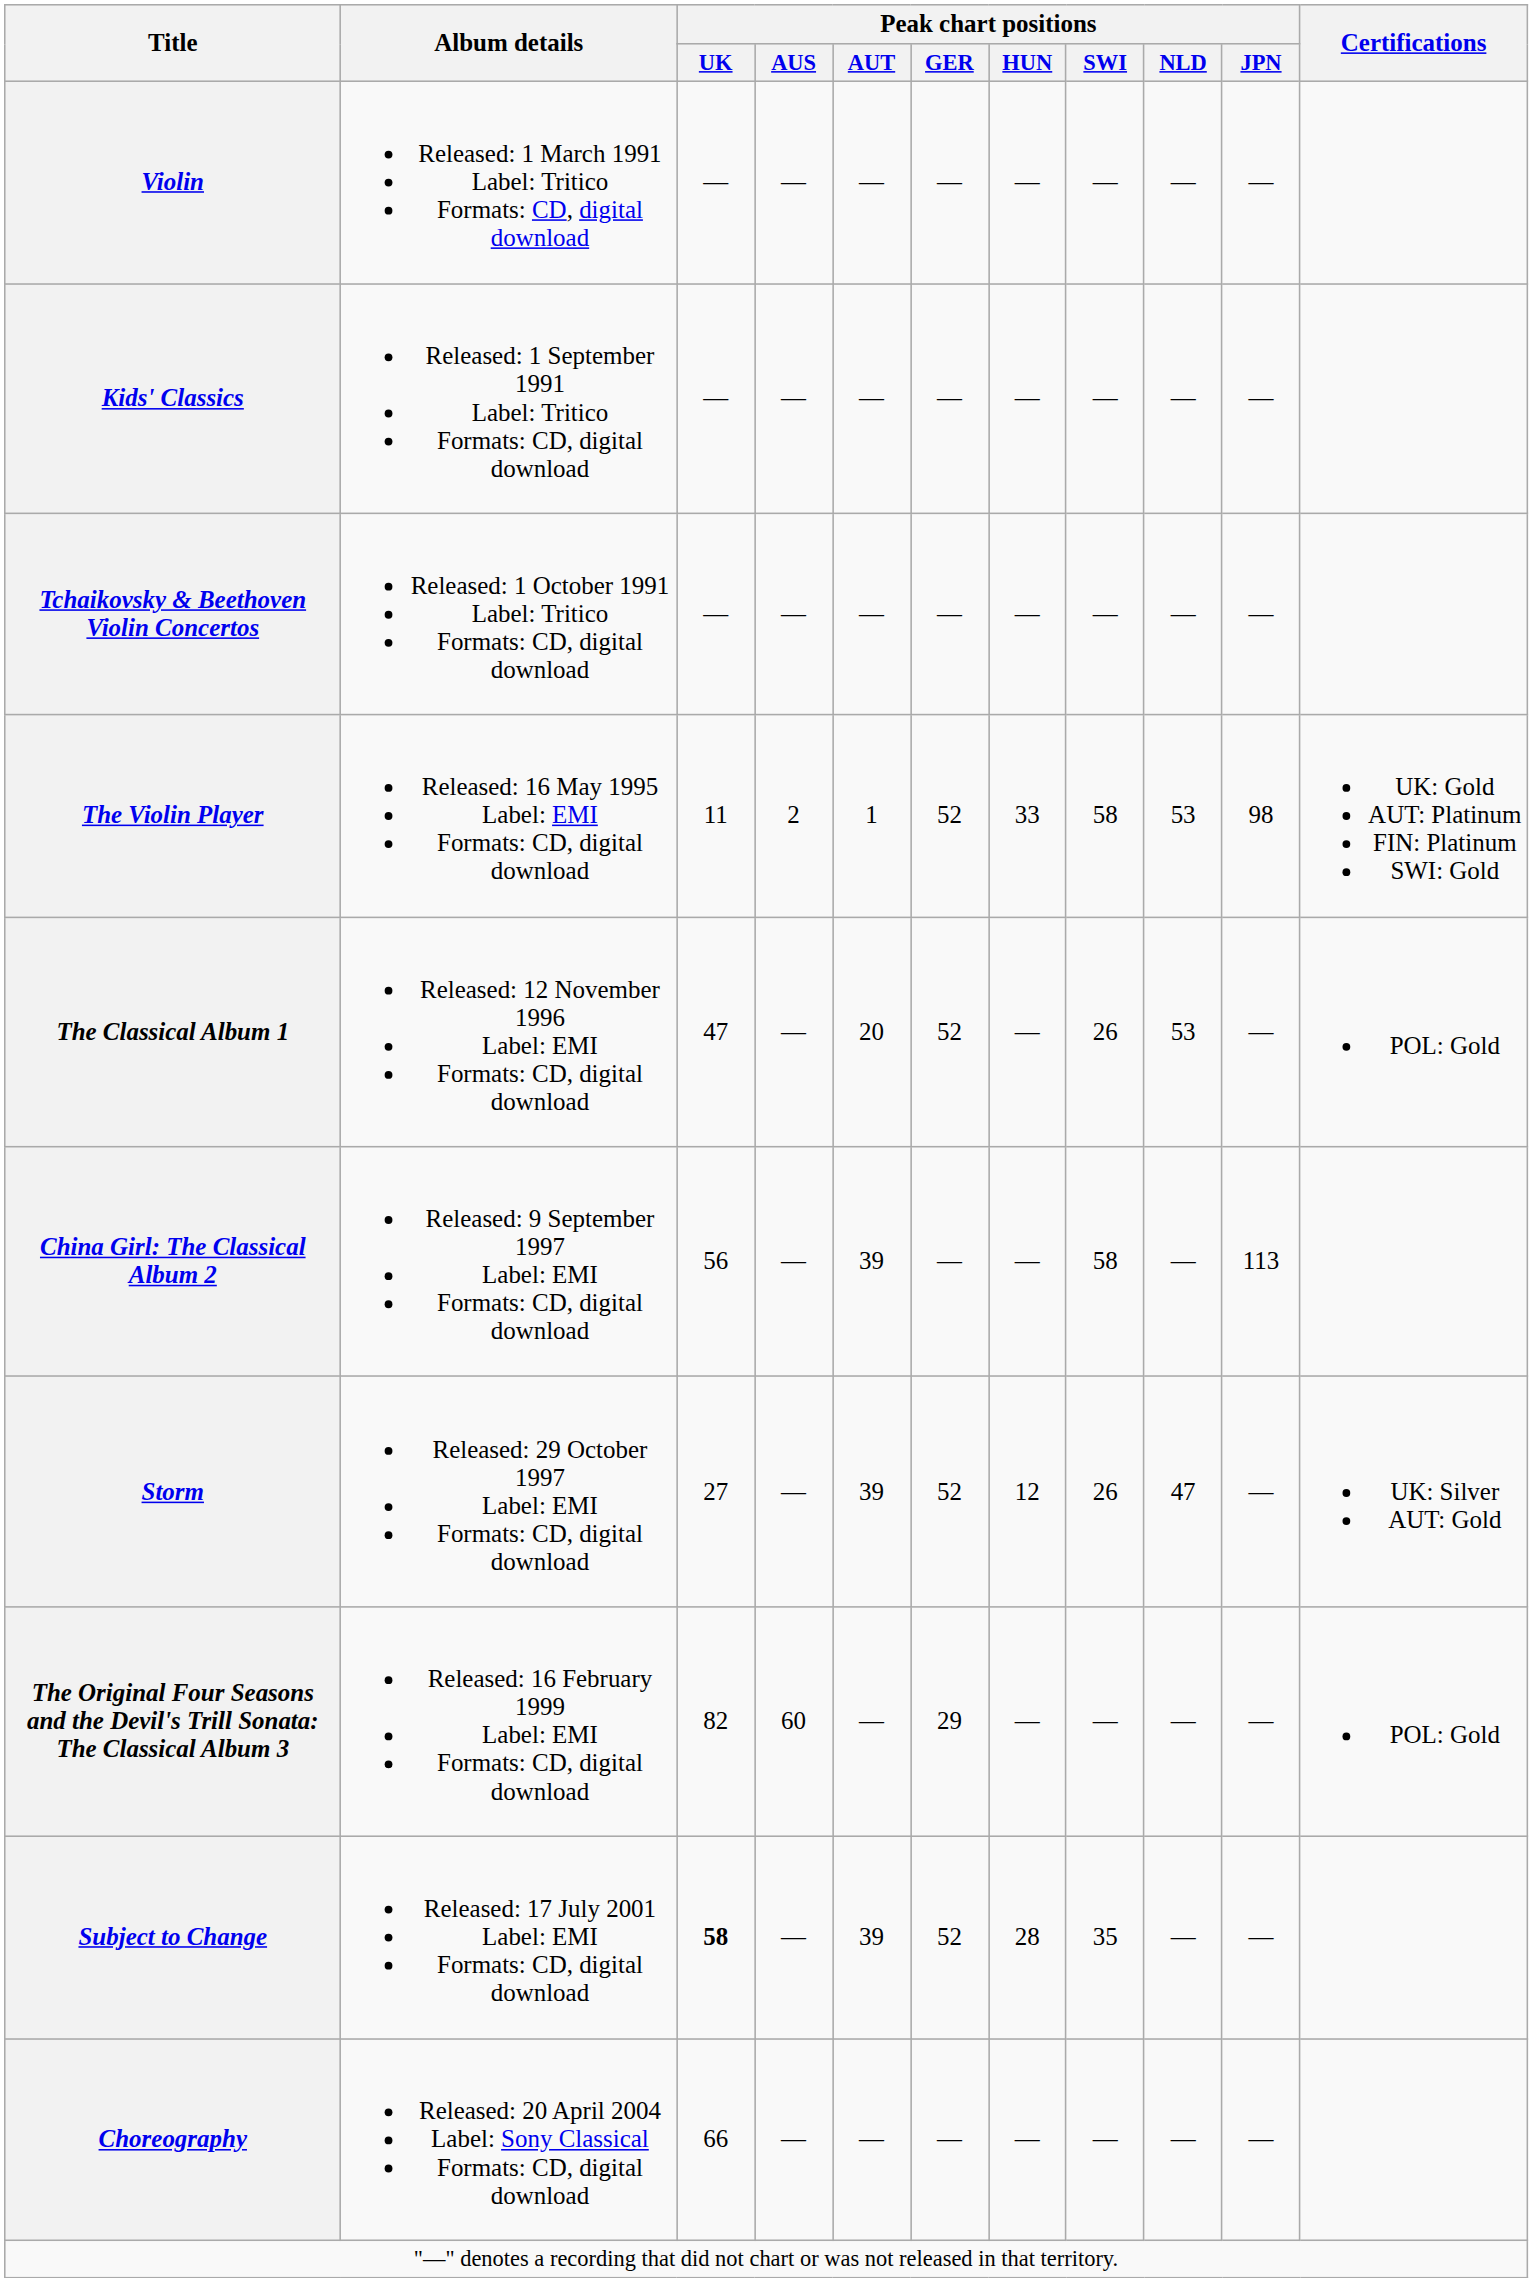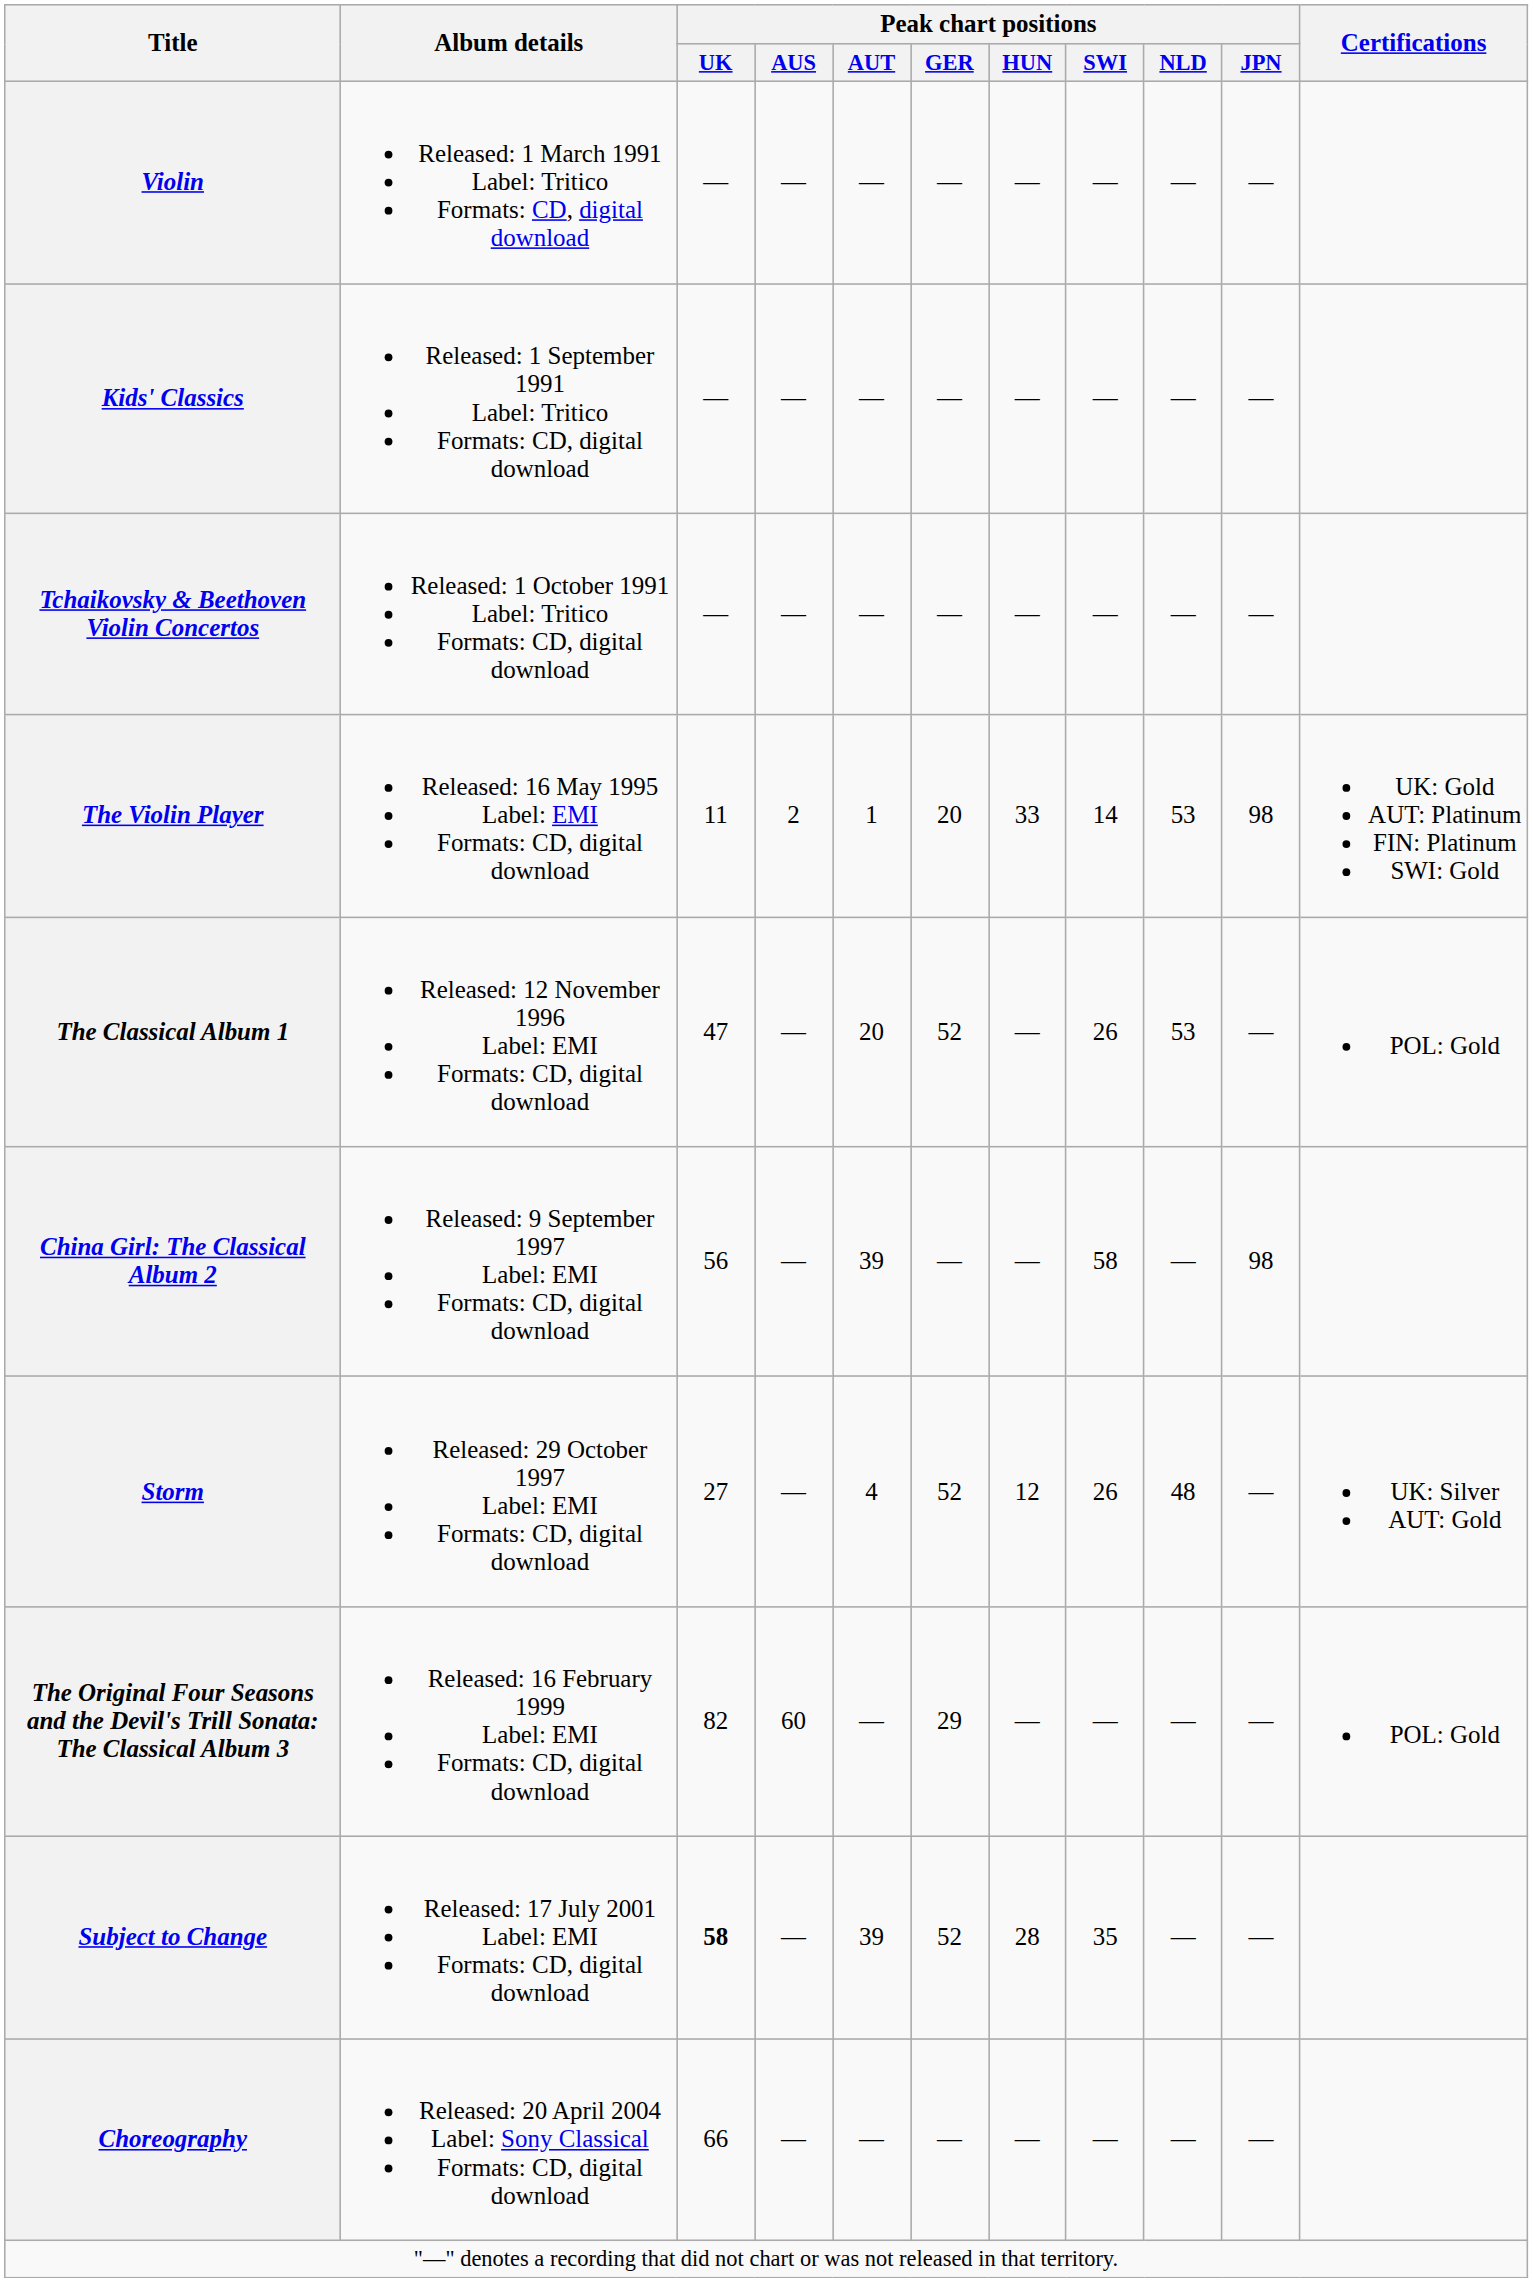(949, 815) 52 -> (949, 815) 20
(1105, 815) 58 -> (1105, 815) 14
(1261, 1261) 113 -> (1261, 1261) 98
(872, 1491) 39 -> (872, 1491) 4
(1183, 1491) 47 -> (1183, 1491) 48
